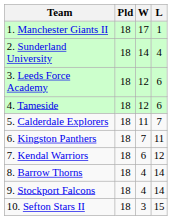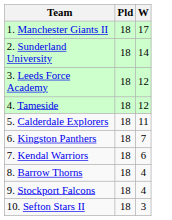- column: (159, 13)
